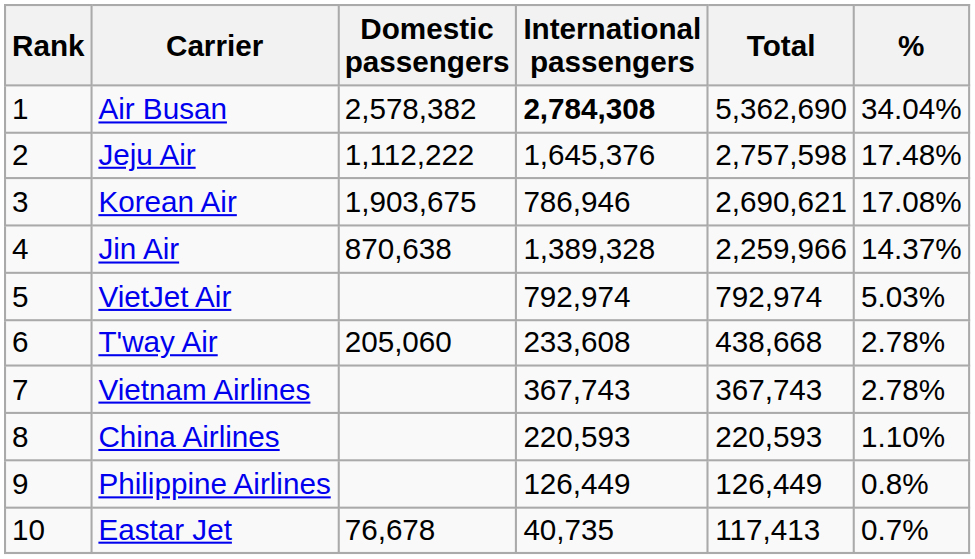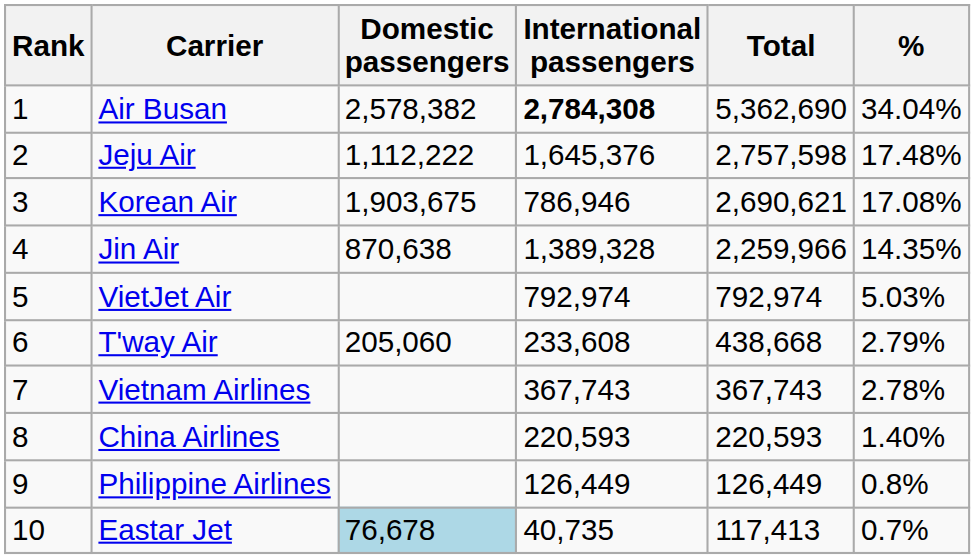(911, 249) 14.37% -> (911, 249) 14.35%
(903, 343) 2.78% -> (903, 343) 2.79%
(903, 437) 1.10% -> (903, 437) 1.40%
(390, 530) no background -> (390, 530) lightblue background
